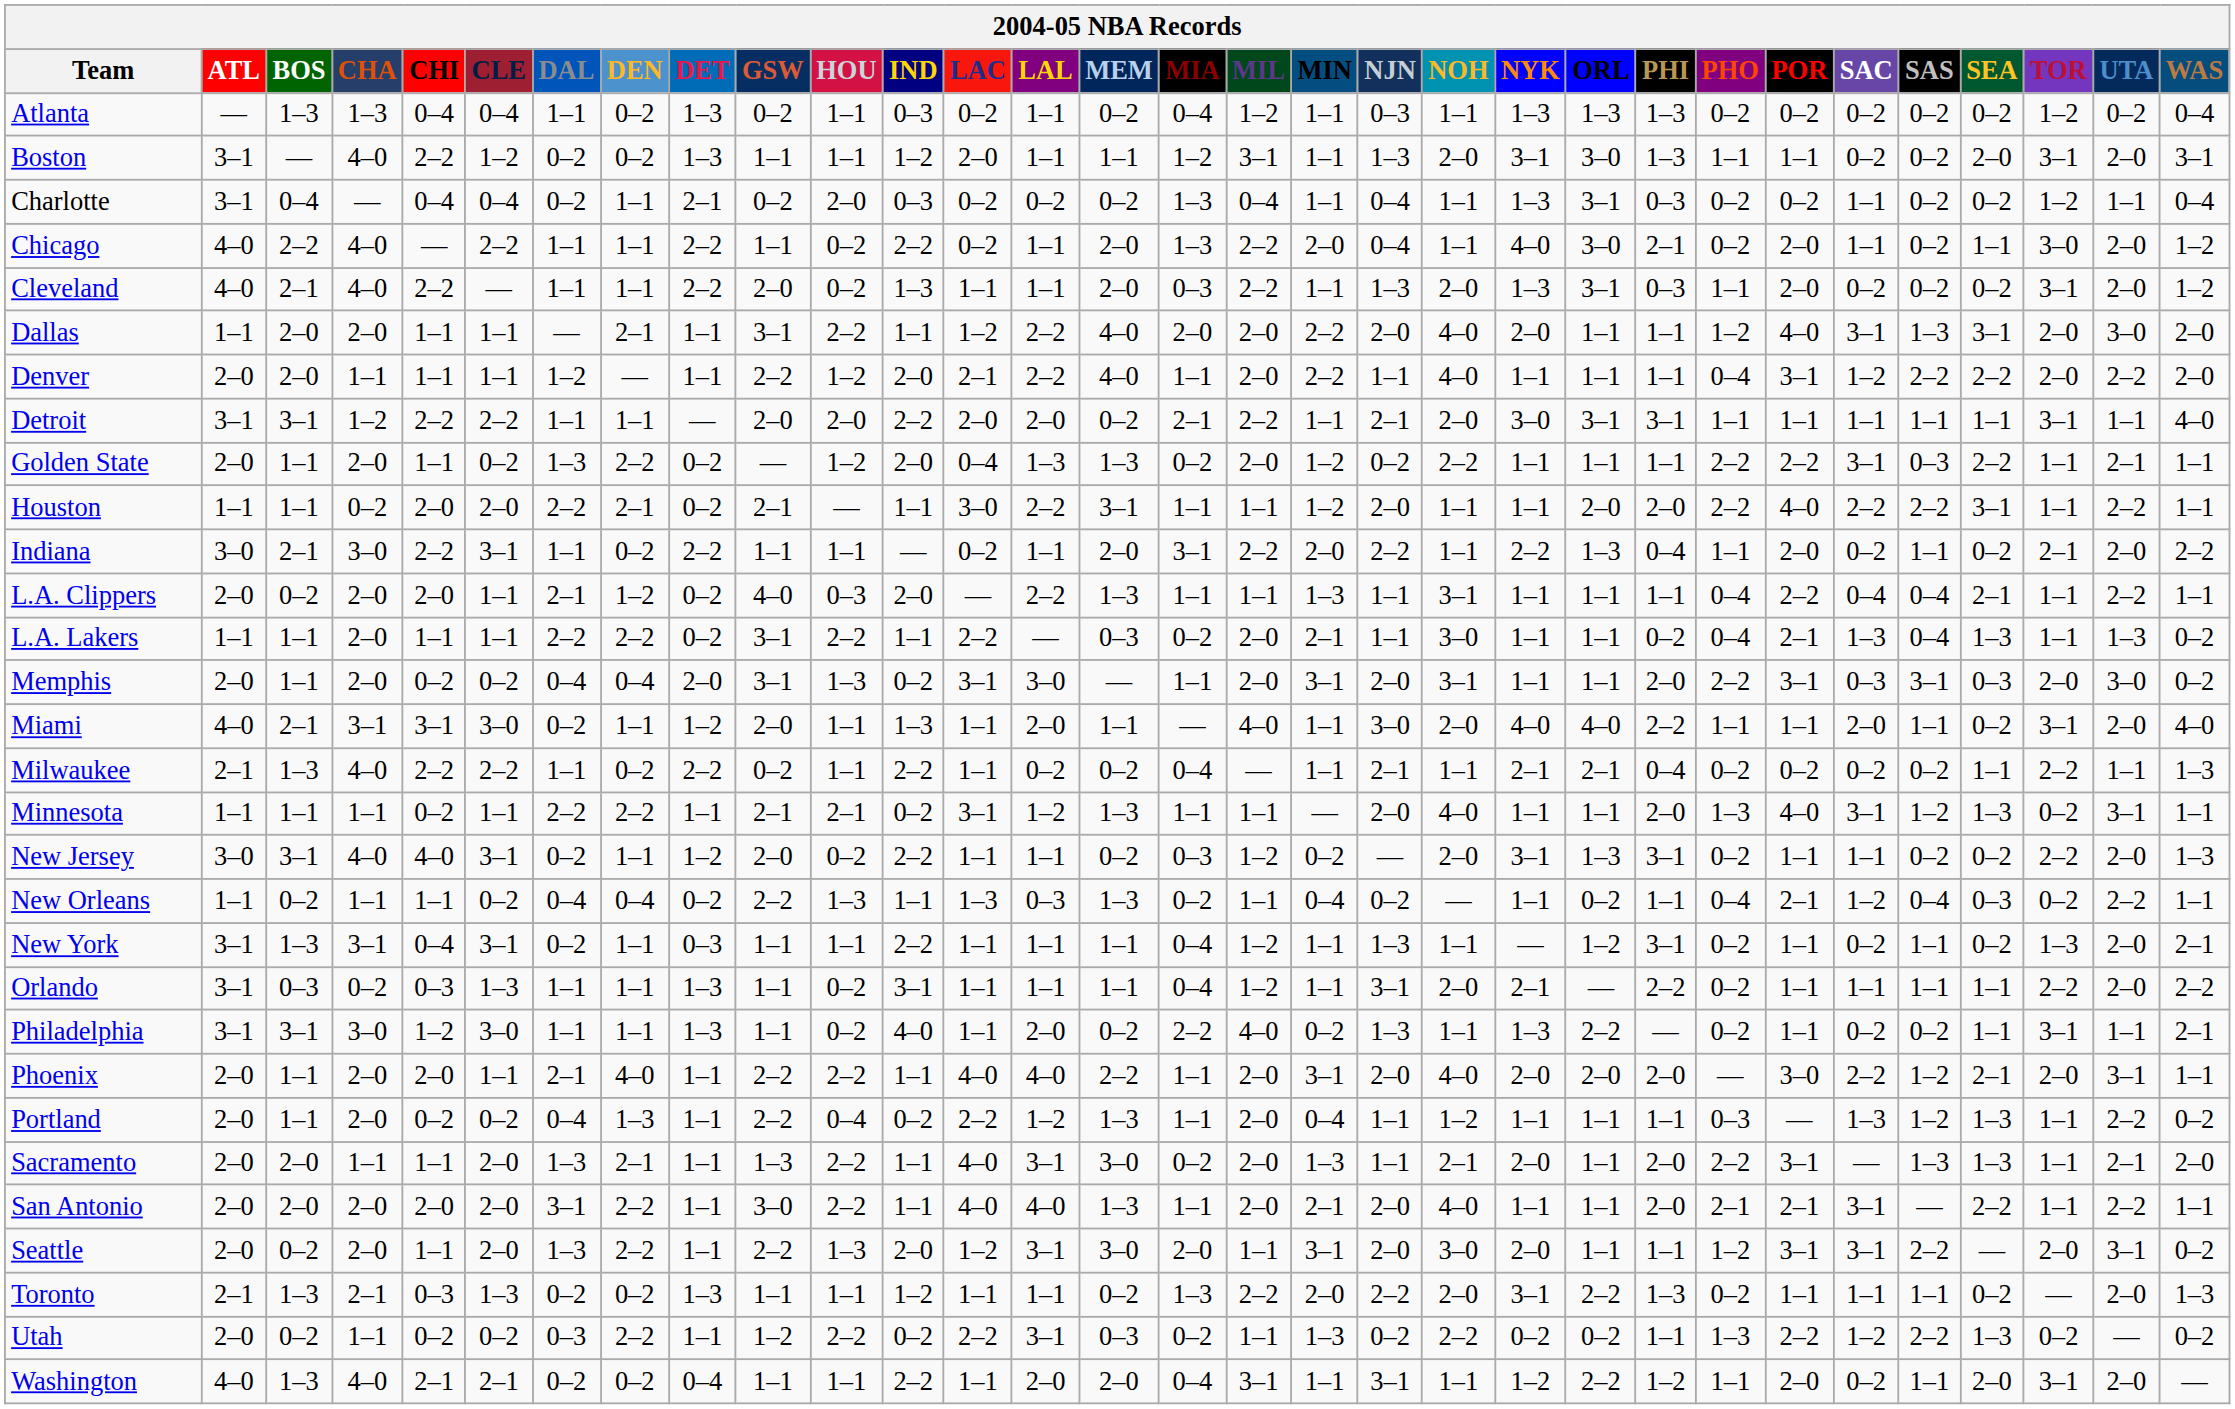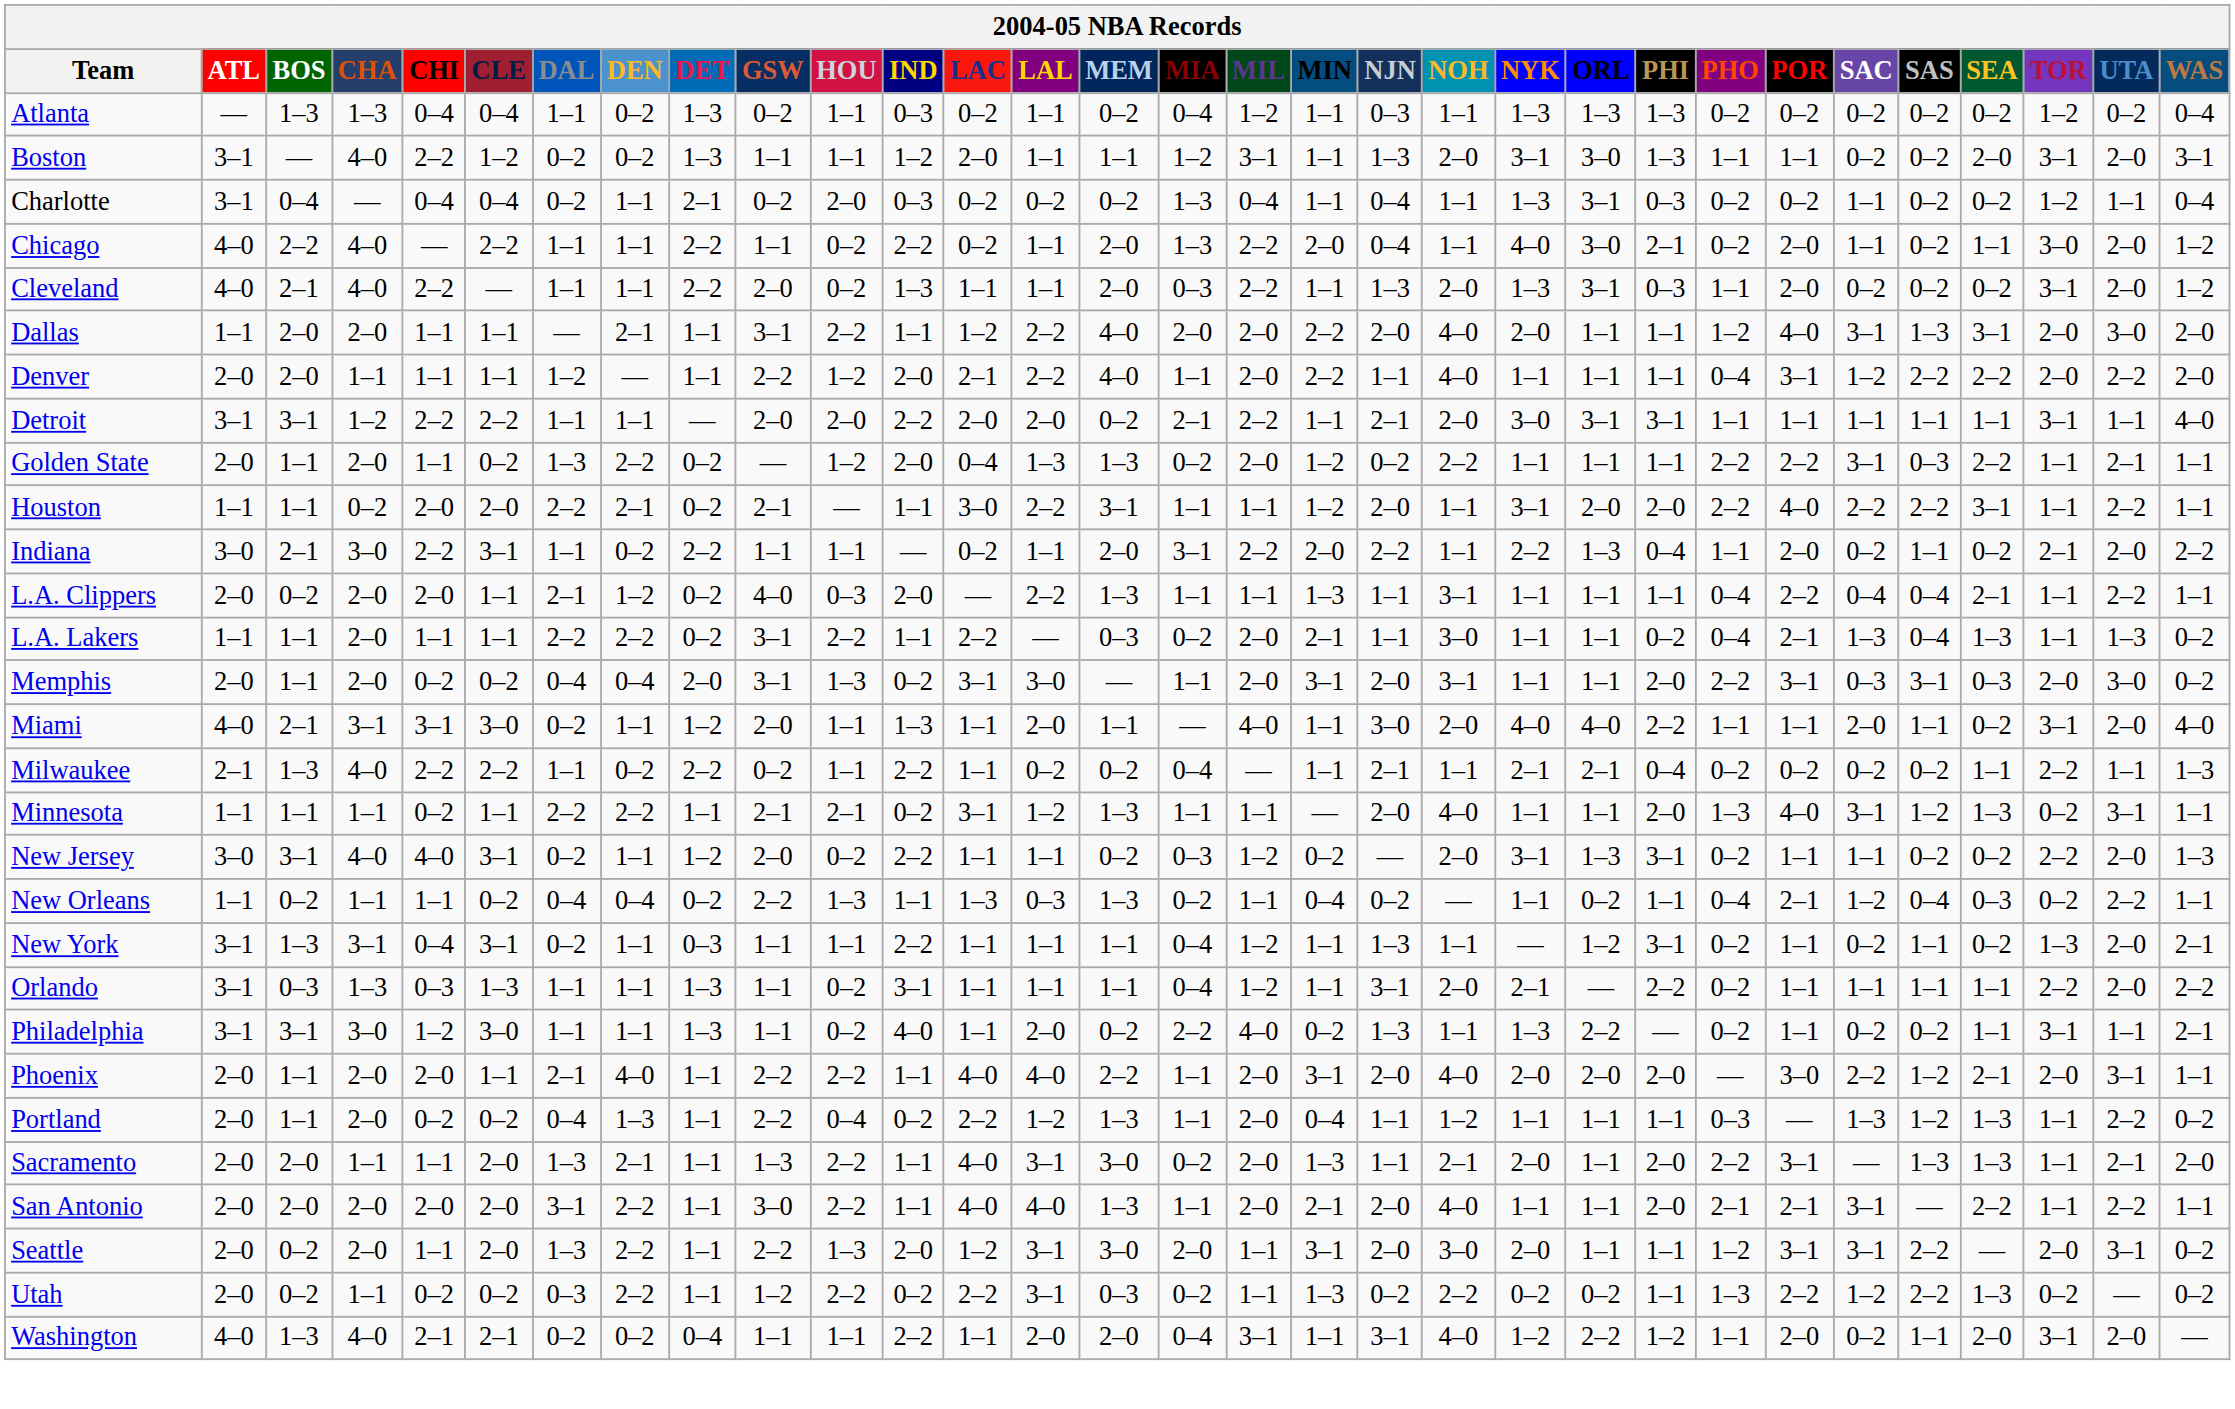(1530, 507) 1–1 -> (1530, 507) 3–1
(367, 988) 0–2 -> (367, 988) 1–3
- row: (53, 1294)
(1458, 1381) 1–1 -> (1458, 1337) 4–0
